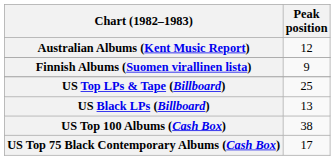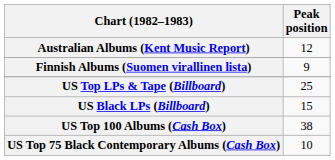(307, 106) 13 -> (307, 106) 15
(307, 145) 17 -> (307, 145) 10
